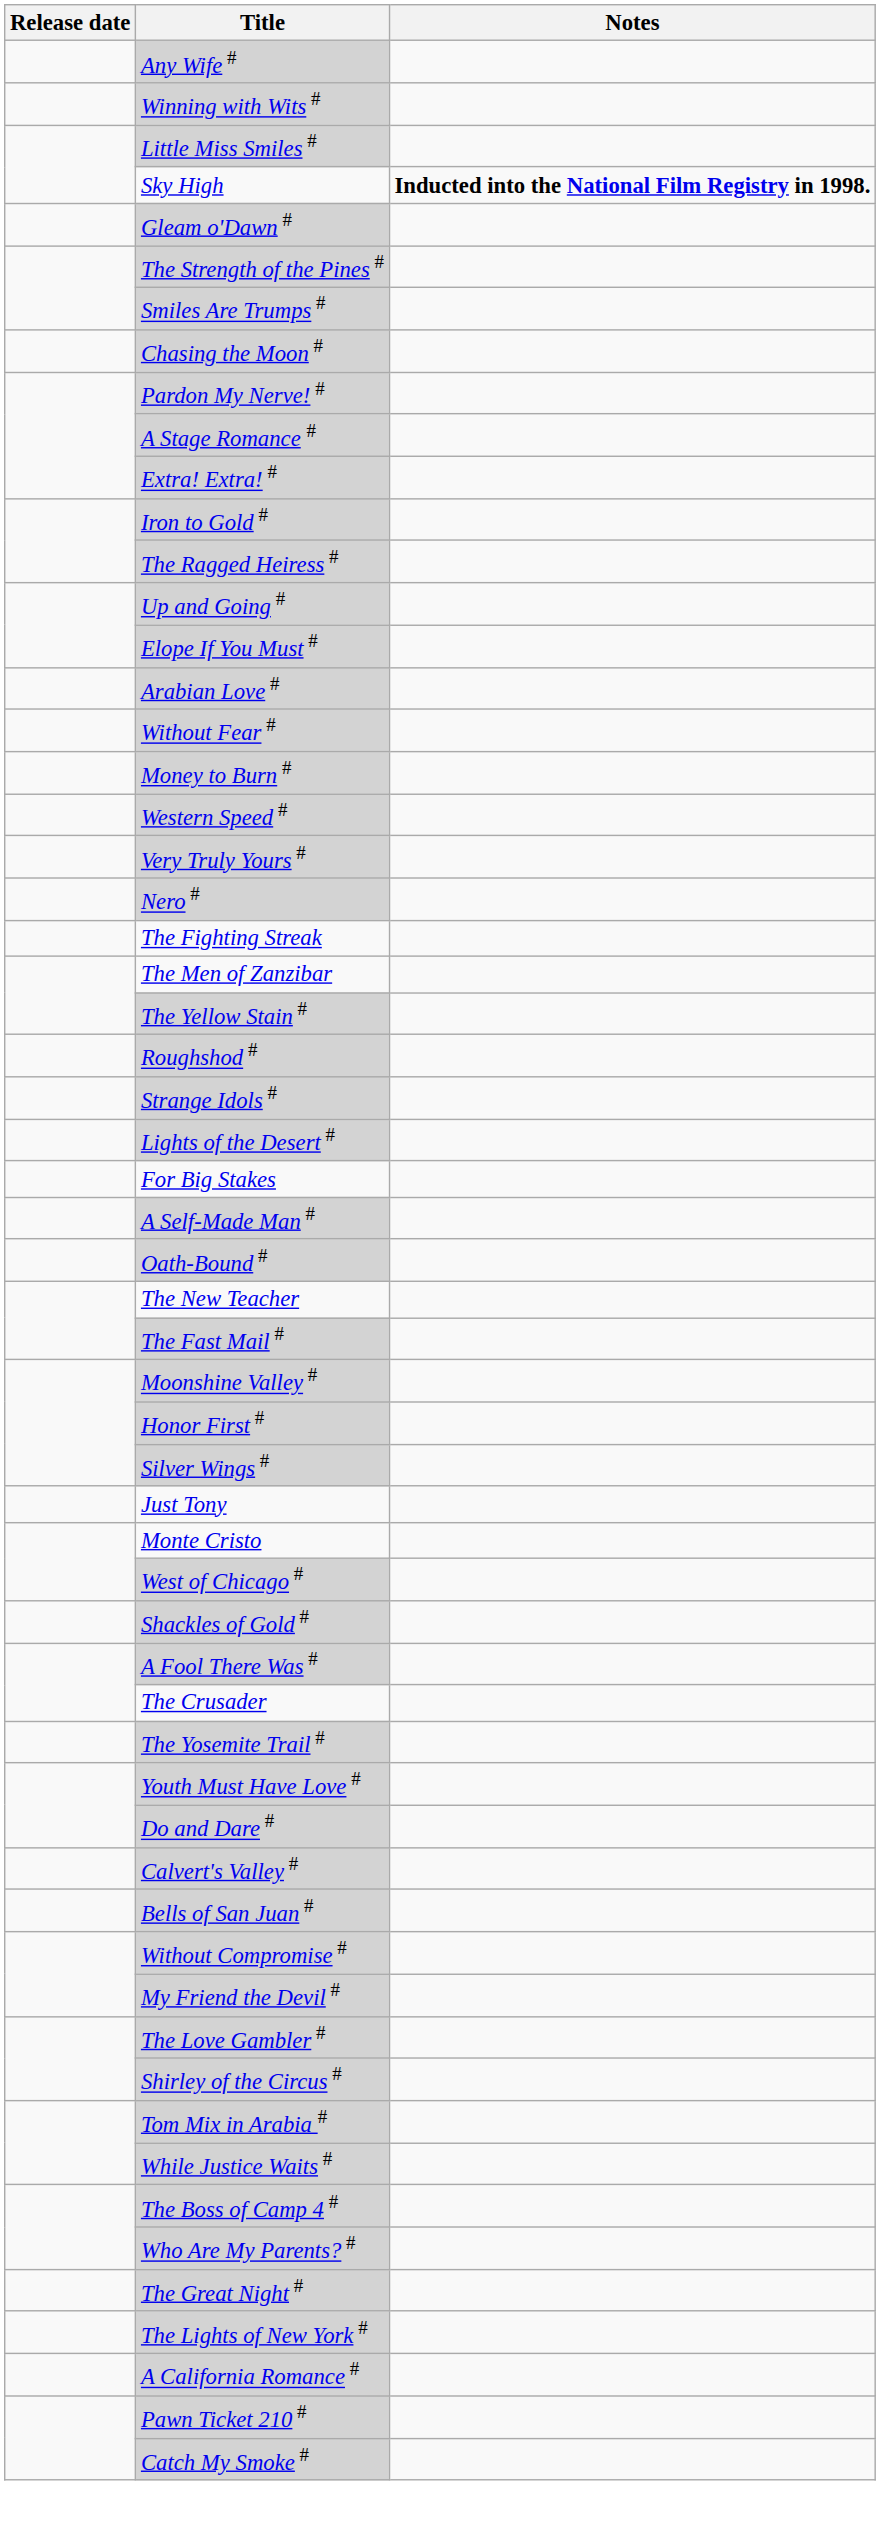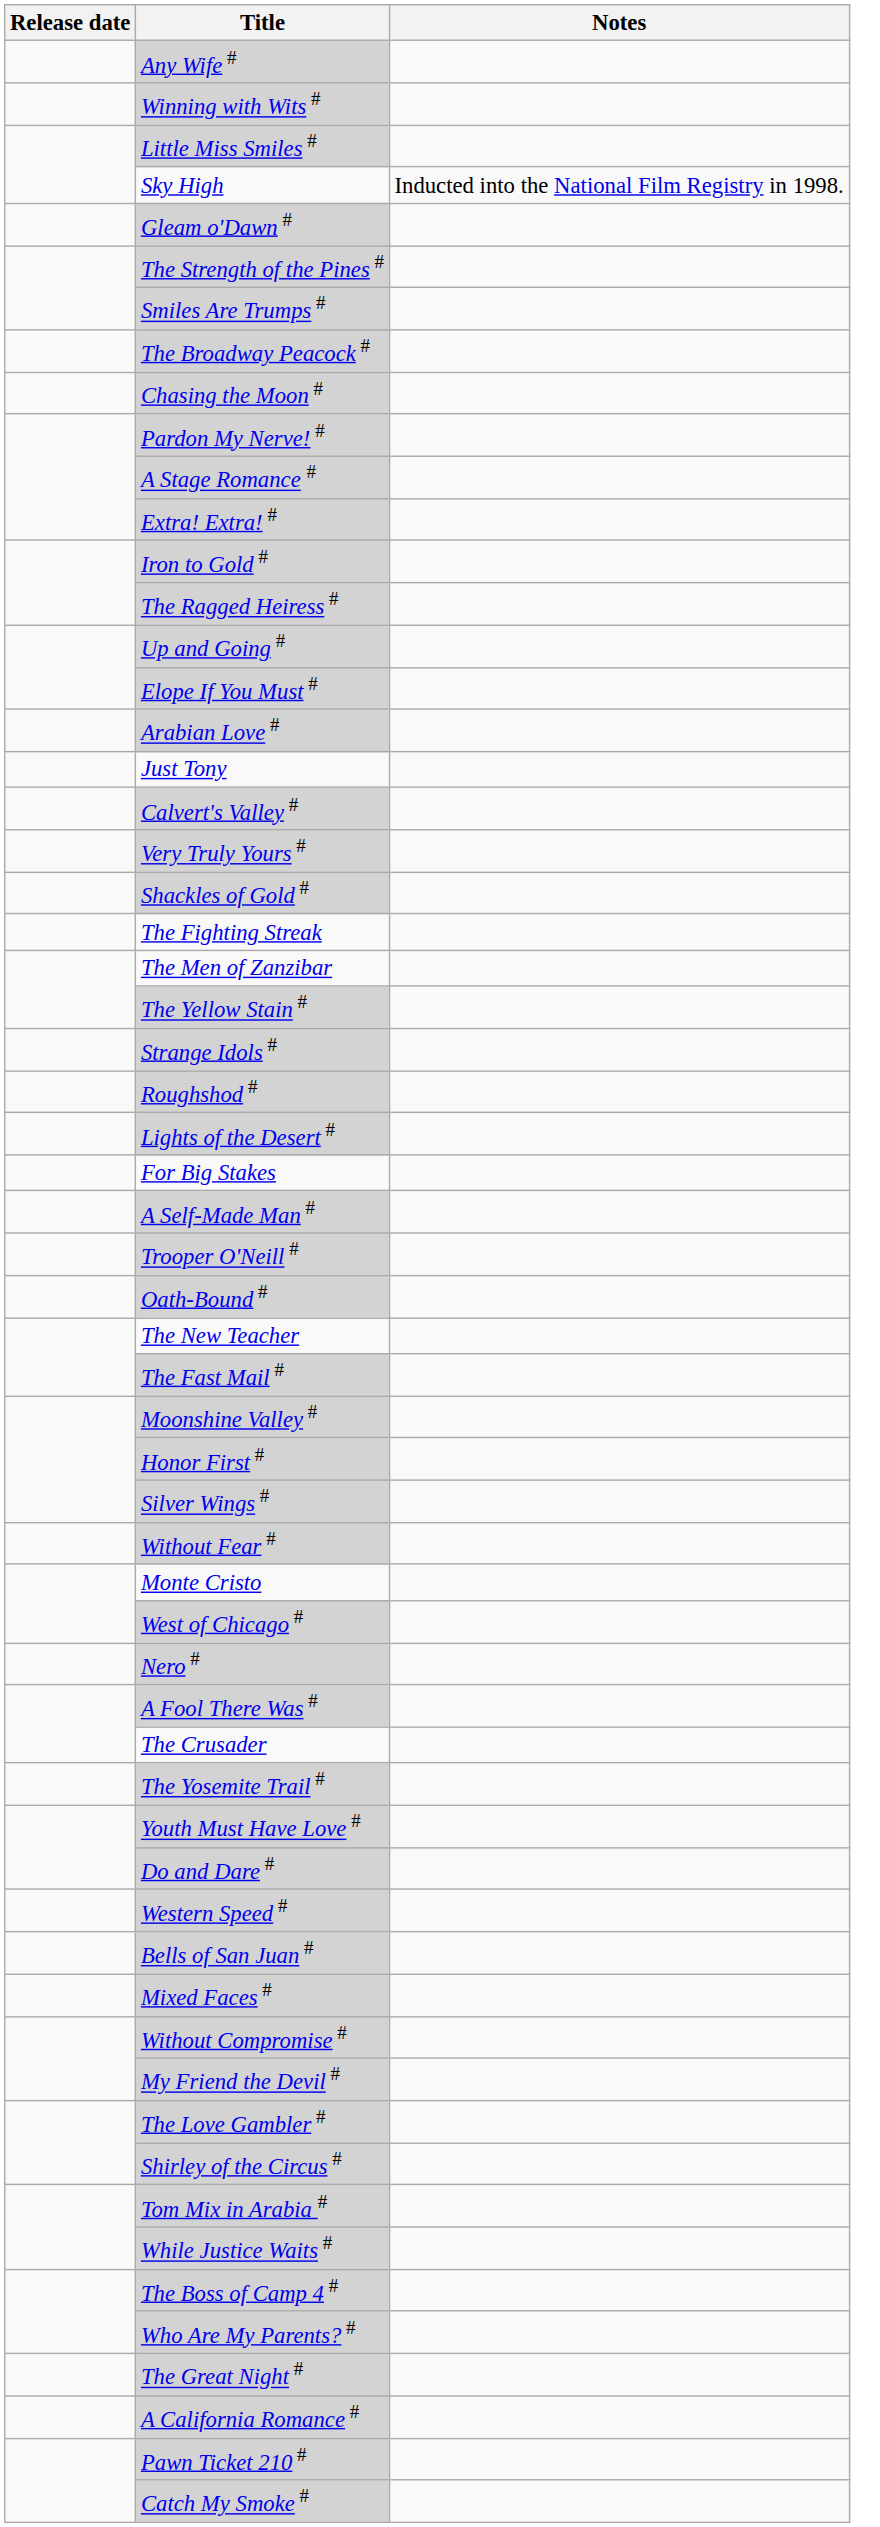(632, 185) bold -> (619, 185) normal
+ row: (255, 350)
rows swapped: (208, 730) <-> (184, 1504)
- row: (216, 772)
rows swapped: (214, 814) <-> (220, 1868)
rows swapped: (225, 1621) <-> (170, 899)
rows swapped: (209, 1097) <-> (199, 1055)
+ row: (220, 1254)
+ row: (206, 1994)
- row: (254, 2332)
